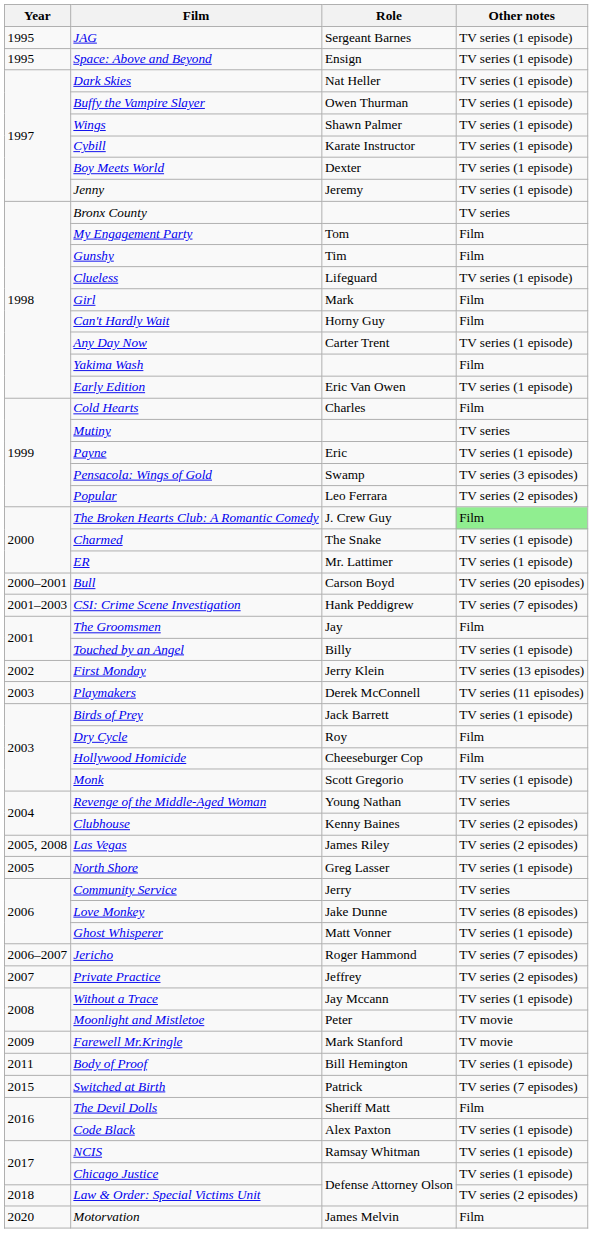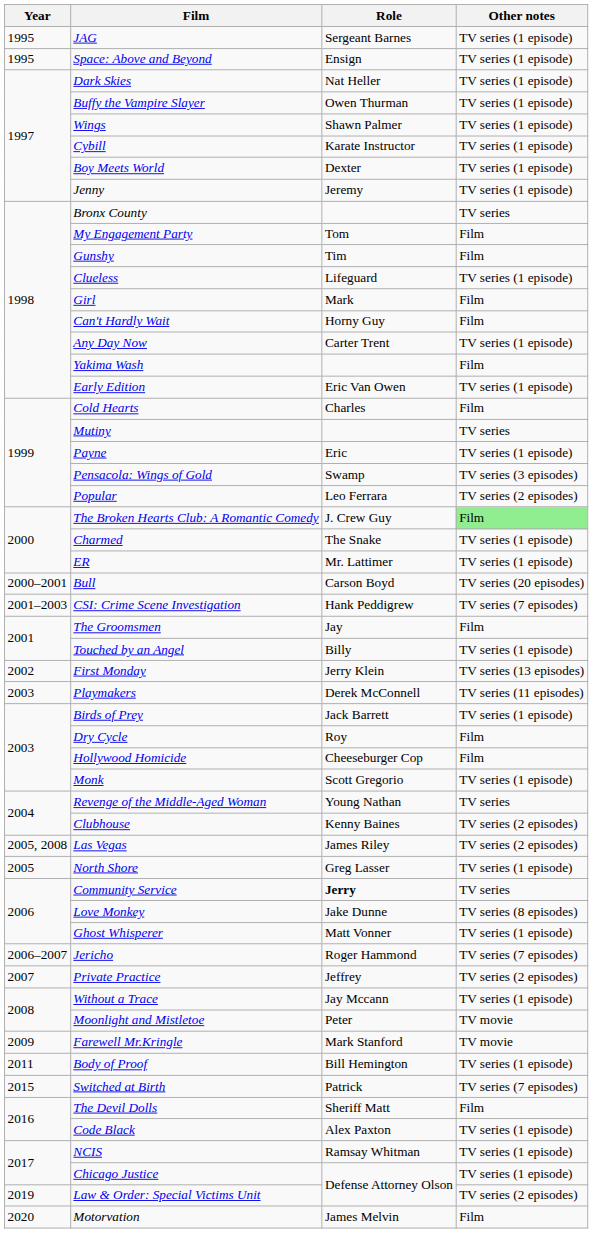(338, 889) normal -> (340, 889) bold
(21, 1195) 2018 -> (21, 1195) 2019
